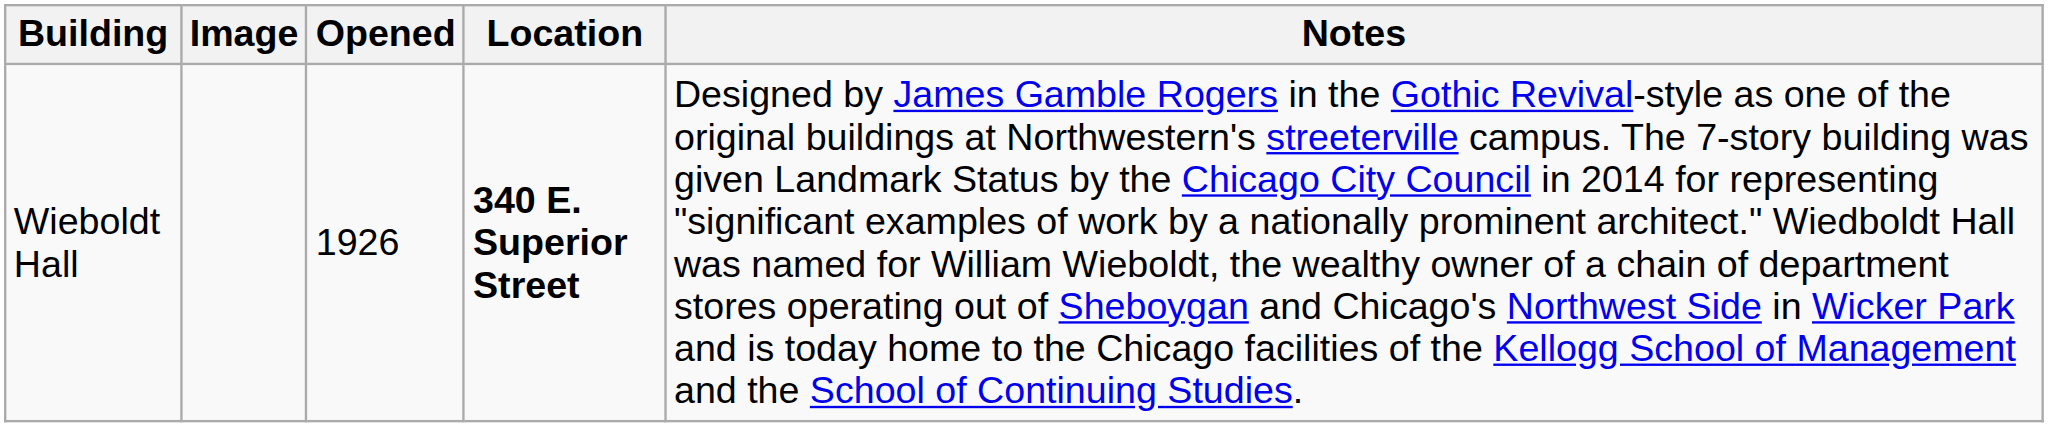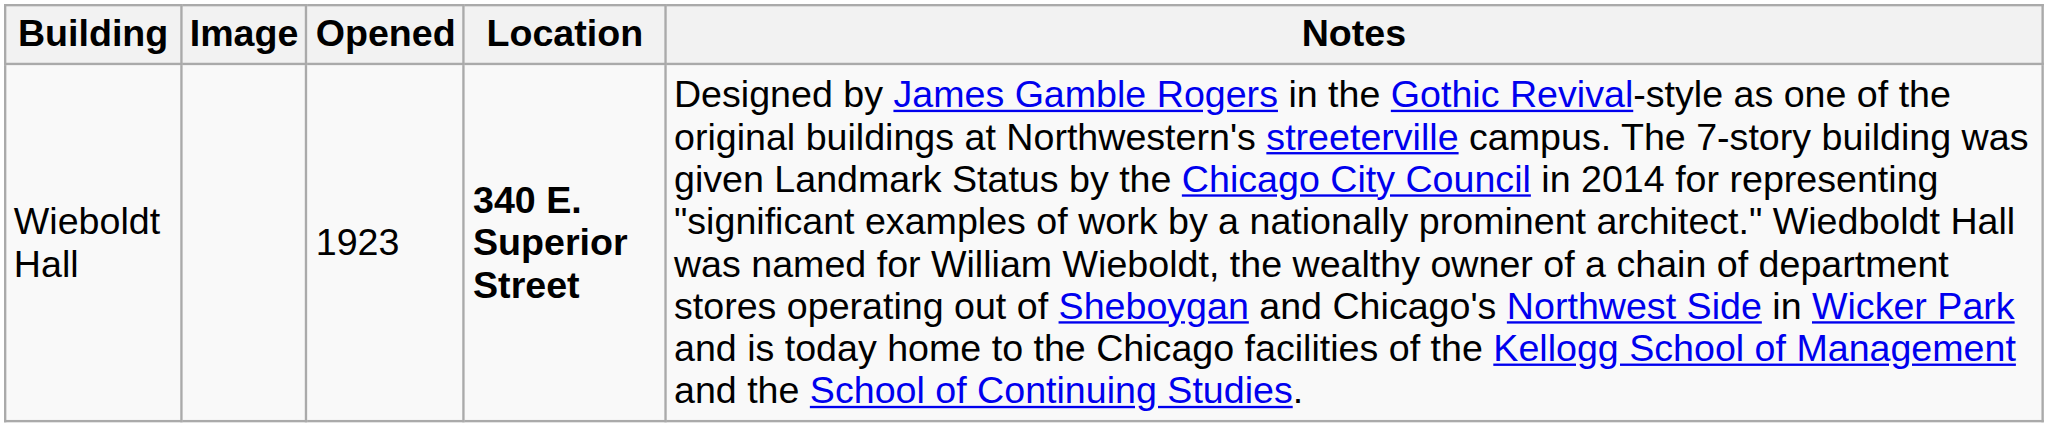(358, 241) 1926 -> (358, 241) 1923
